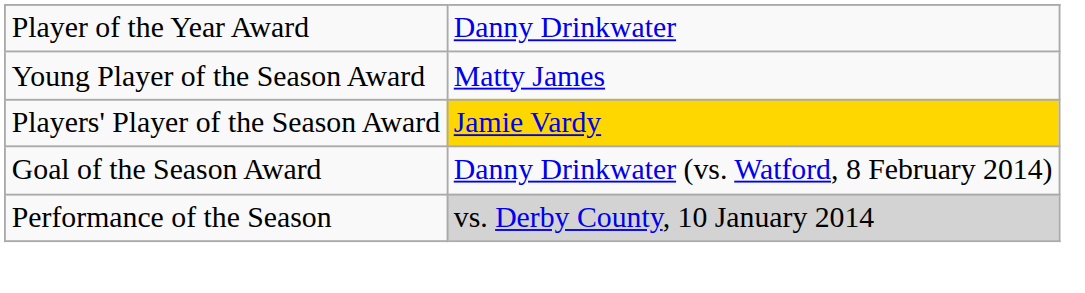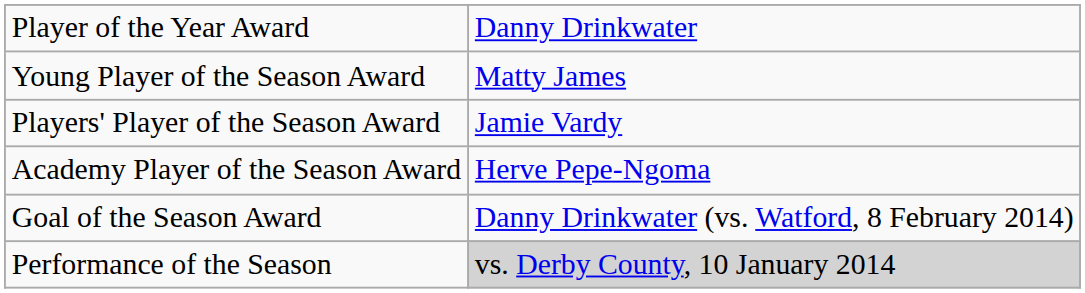(527, 122) gold background -> (549, 122) no background
+ row: (236, 169)
